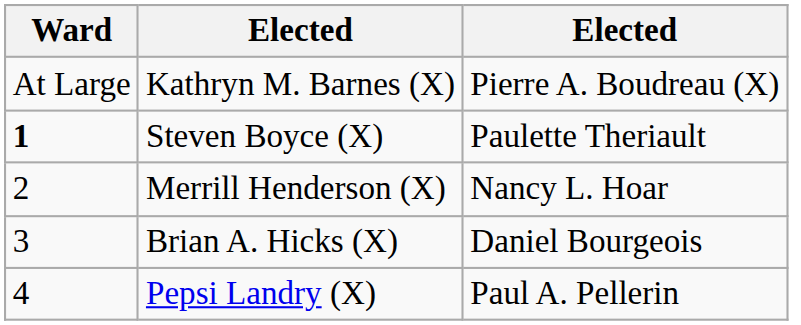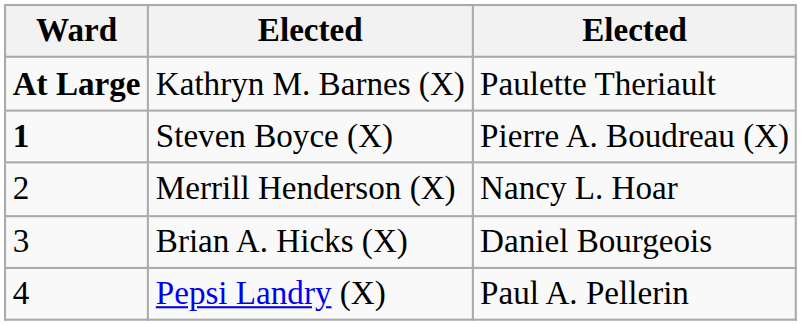(72, 83) normal -> (77, 83) bold
(625, 83) Pierre A. Boudreau (X) -> (598, 83) Paulette Theriault
(588, 135) Paulette Theriault -> (635, 135) Pierre A. Boudreau (X)
